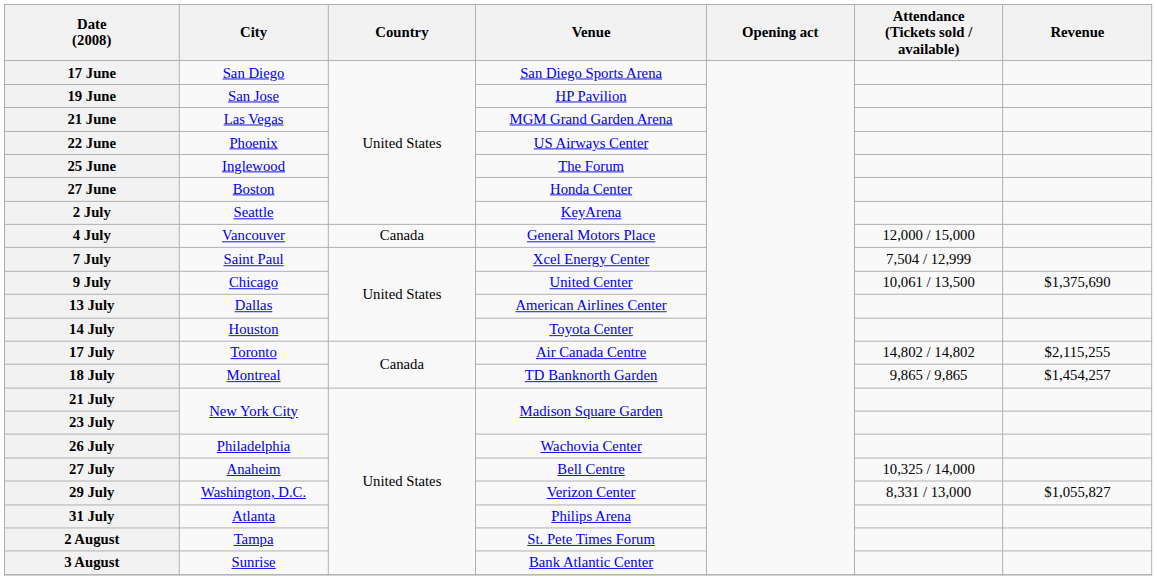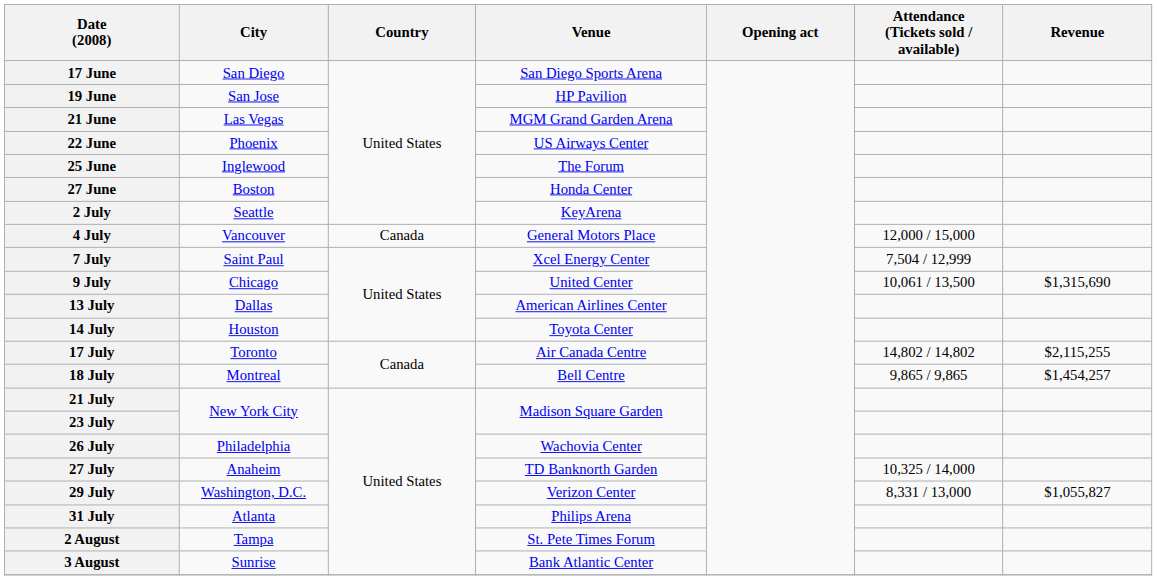(1077, 282) $1,375,690 -> (1077, 282) $1,315,690
(591, 376) TD Banknorth Garden -> (591, 376) Bell Centre
(591, 469) Bell Centre -> (591, 469) TD Banknorth Garden
